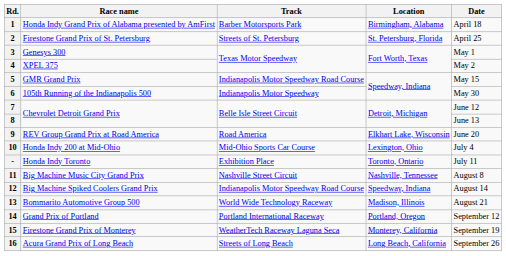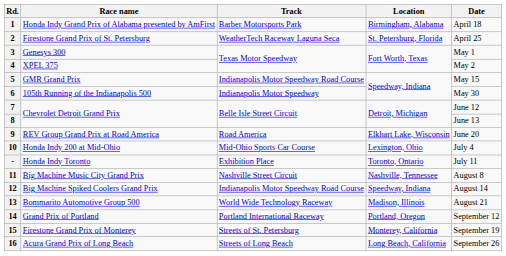(259, 38) Streets of St. Petersburg -> (279, 38) WeatherTech Raceway Laguna Seca
(279, 229) WeatherTech Raceway Laguna Seca -> (259, 229) Streets of St. Petersburg
